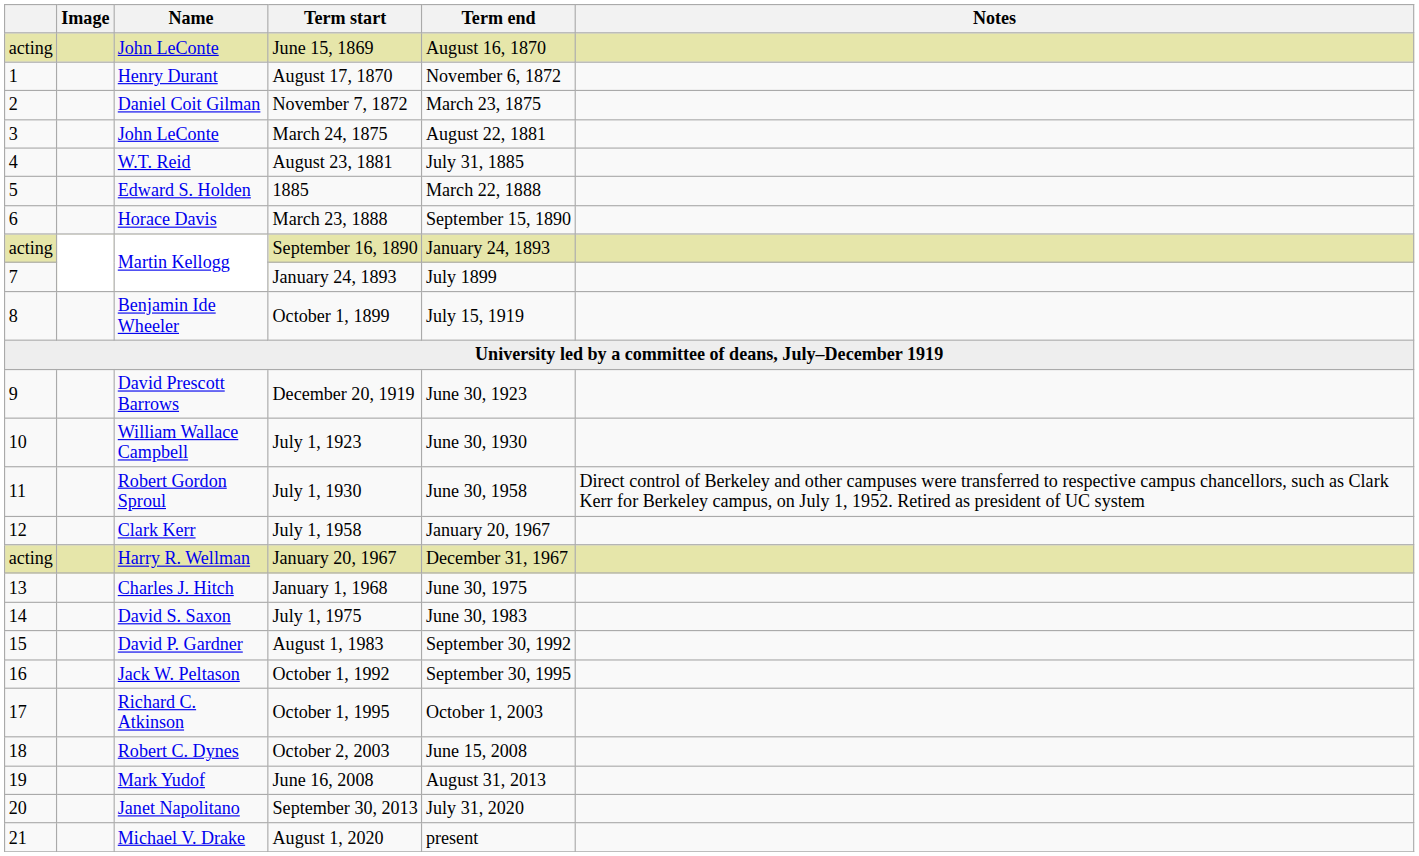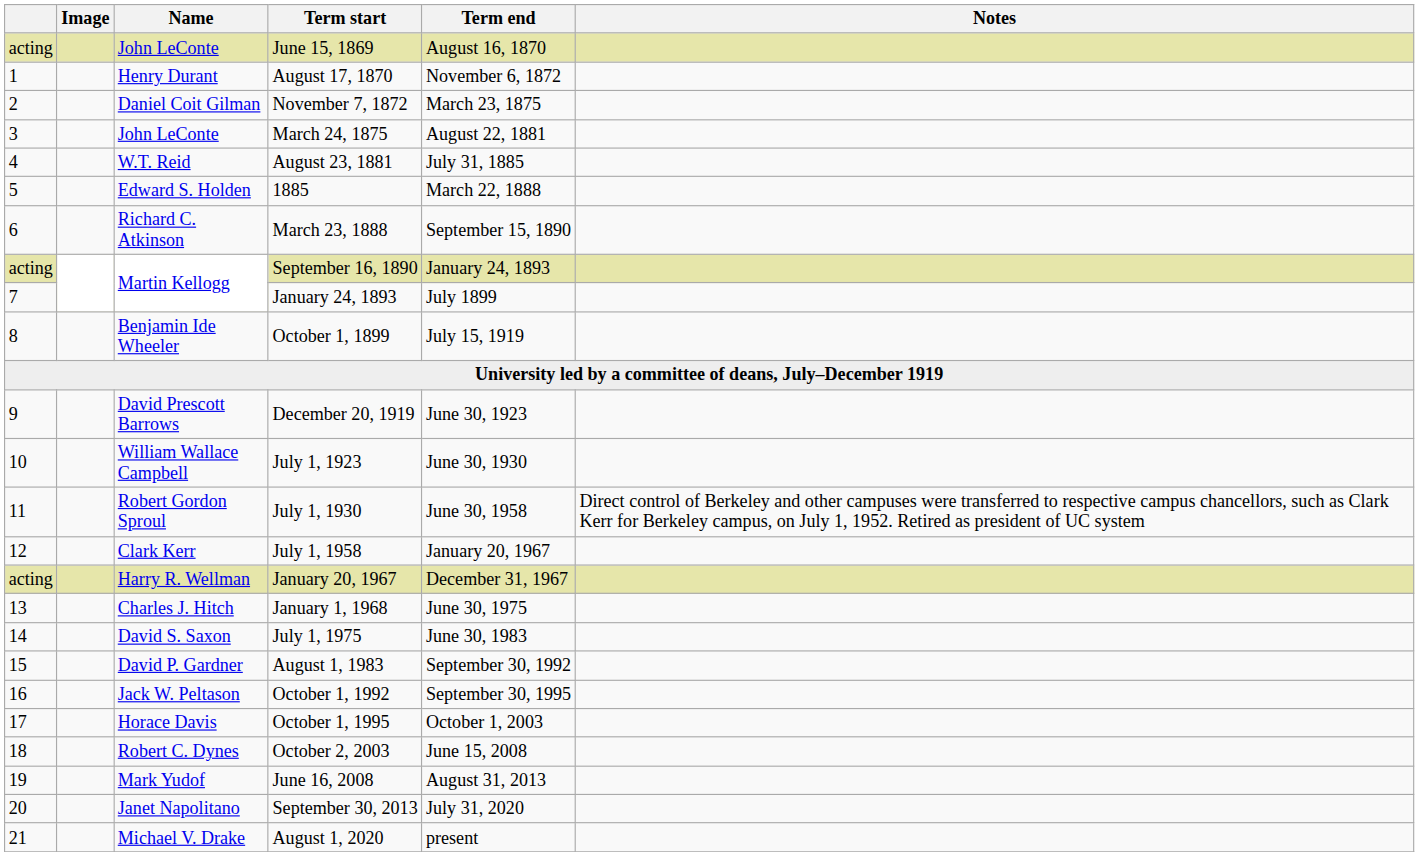(167, 219) Horace Davis -> (157, 229) Richard C. Atkinson
(157, 712) Richard C. Atkinson -> (167, 722) Horace Davis
